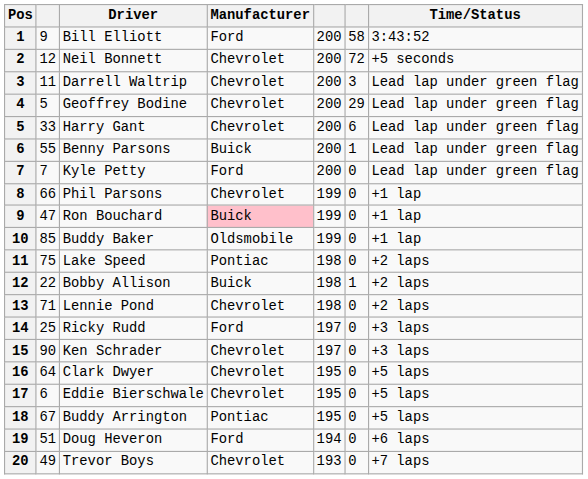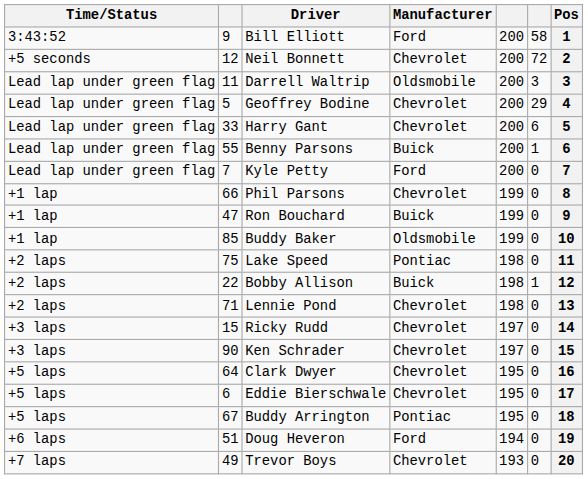columns swapped: (20, 16) <-> (475, 16)
(248, 83) Chevrolet -> (434, 83) Oldsmobile
(231, 217) pink background -> (414, 217) no background
(48, 329) 25 -> (230, 329) 15
(227, 329) Ford -> (430, 329) Chevrolet
